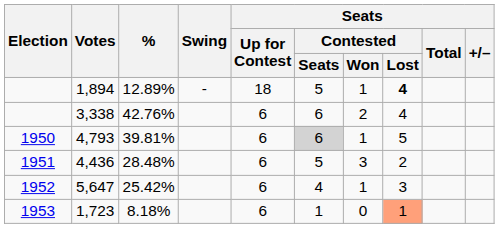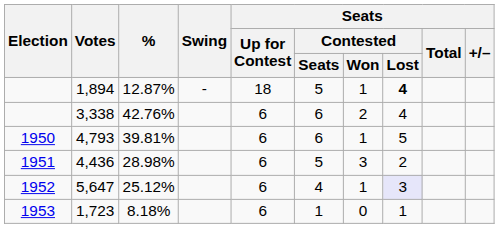(149, 89) 12.89% -> (149, 89) 12.87%
(319, 138) lightgrey background -> (319, 138) no background
(149, 162) 28.48% -> (149, 162) 28.98%
(149, 187) 25.42% -> (149, 187) 25.12%
(403, 187) no background -> (403, 187) lavender background
(403, 211) lightsalmon background -> (403, 211) no background
